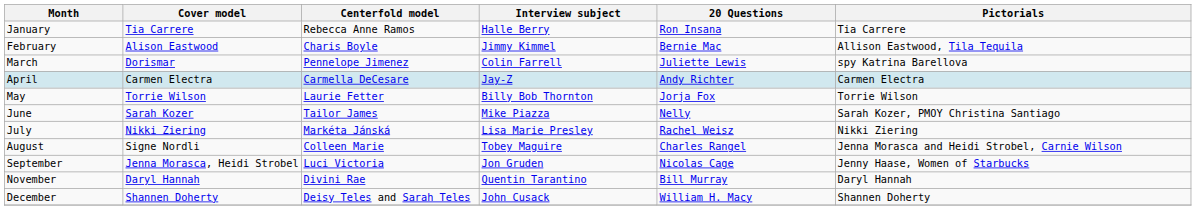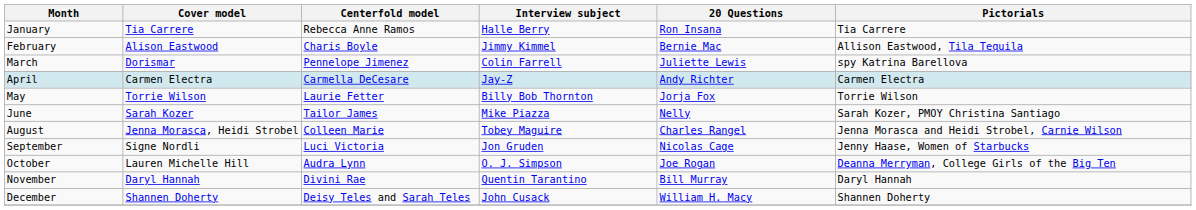- row: (19, 130)
(163, 147) Signe Nordli -> (212, 130) Jenna Morasca, Heidi Strobel
(212, 163) Jenna Morasca, Heidi Strobel -> (163, 147) Signe Nordli
+ row: (28, 163)
